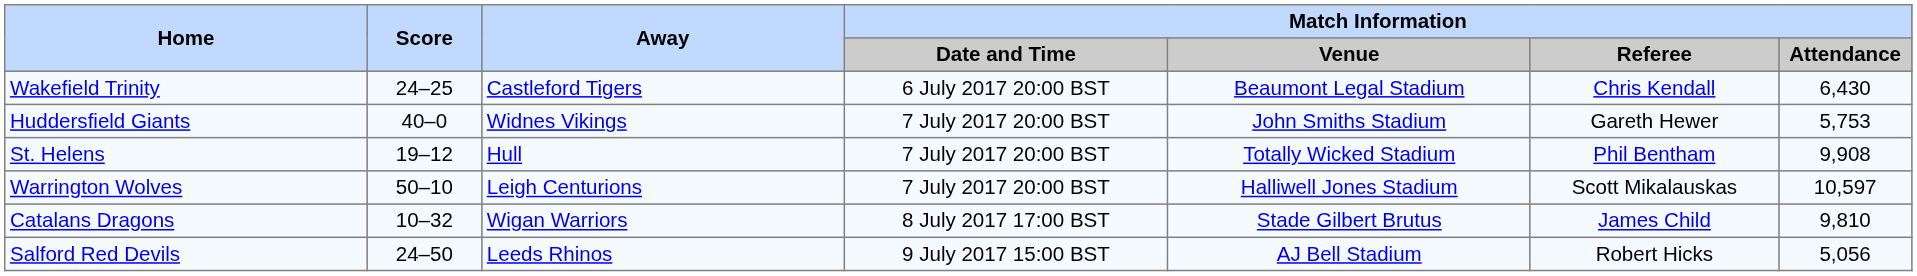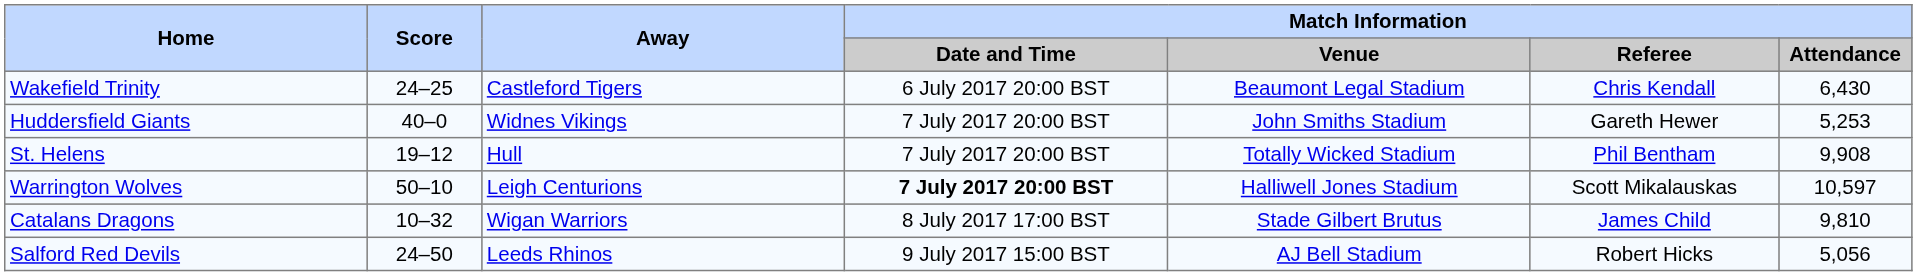(1845, 121) 5,753 -> (1845, 121) 5,253
(1006, 187) normal -> (1006, 187) bold
